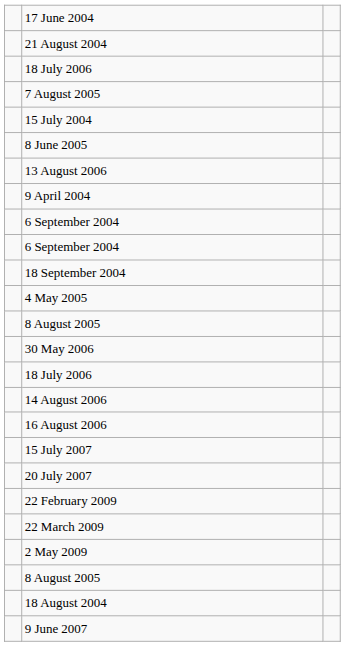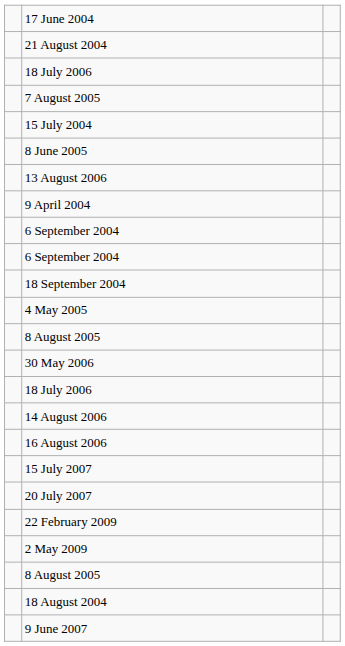- row: (13, 527)
